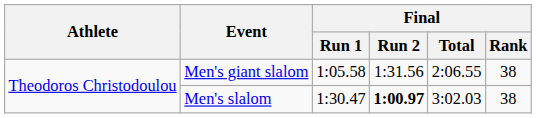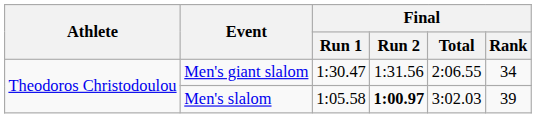(341, 72) 1:05.58 -> (341, 72) 1:30.47
(508, 72) 38 -> (508, 72) 34
(341, 99) 1:30.47 -> (341, 99) 1:05.58
(508, 99) 38 -> (508, 99) 39
